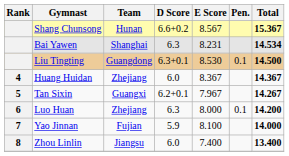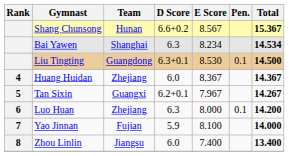(211, 45) 8.231 -> (211, 45) 8.234
